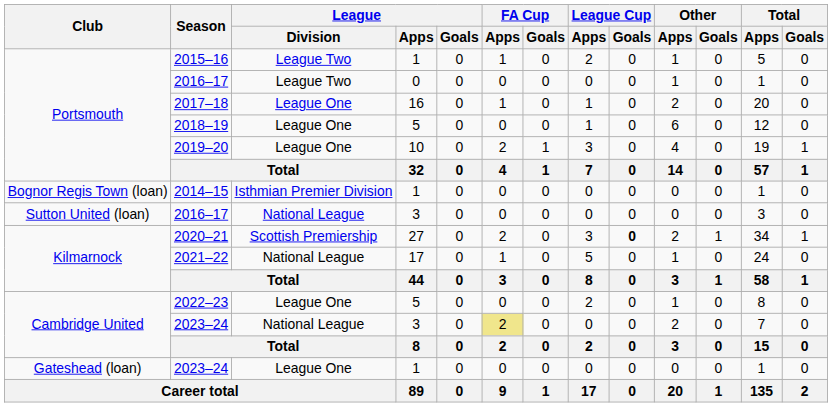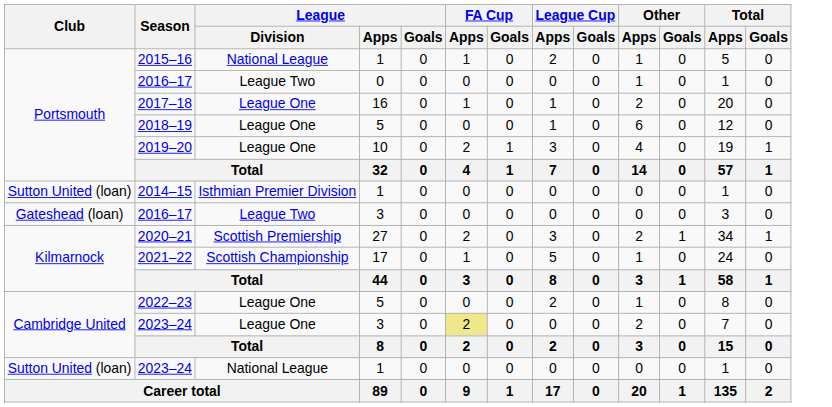(313, 59) League Two -> (277, 59) National League
(88, 192) Bognor Regis Town (loan) -> (70, 192) Sutton United (loan)
(88, 214) Sutton United (loan) -> (70, 214) Gateshead (loan)
(313, 214) National League -> (277, 214) League Two
(632, 236) bold -> (596, 236) normal
(313, 258) National League -> (277, 258) Scottish Championship
(313, 324) National League -> (277, 324) League One
(88, 368) Gateshead (loan) -> (70, 368) Sutton United (loan)
(313, 368) League One -> (277, 368) National League
